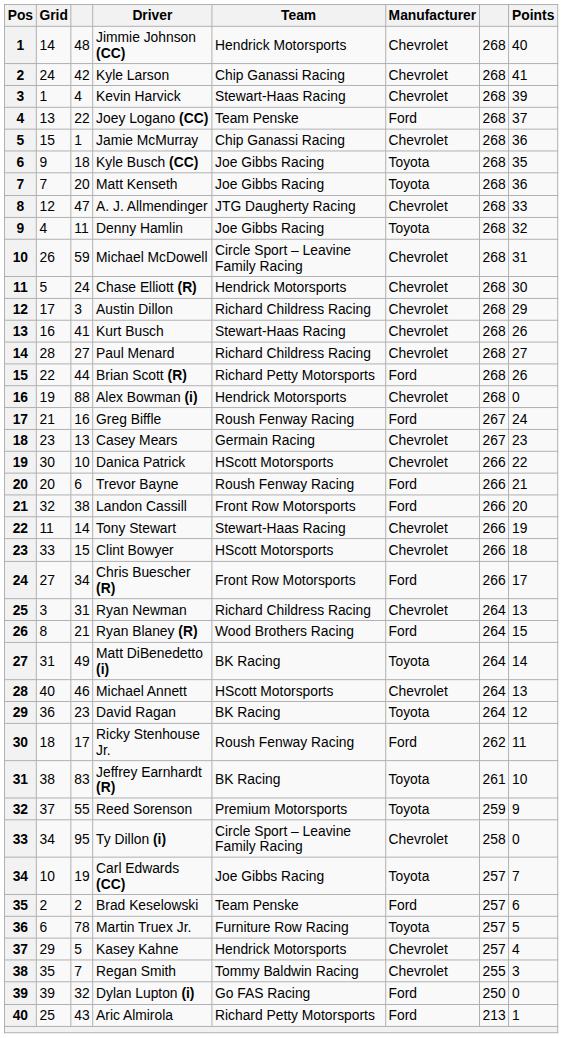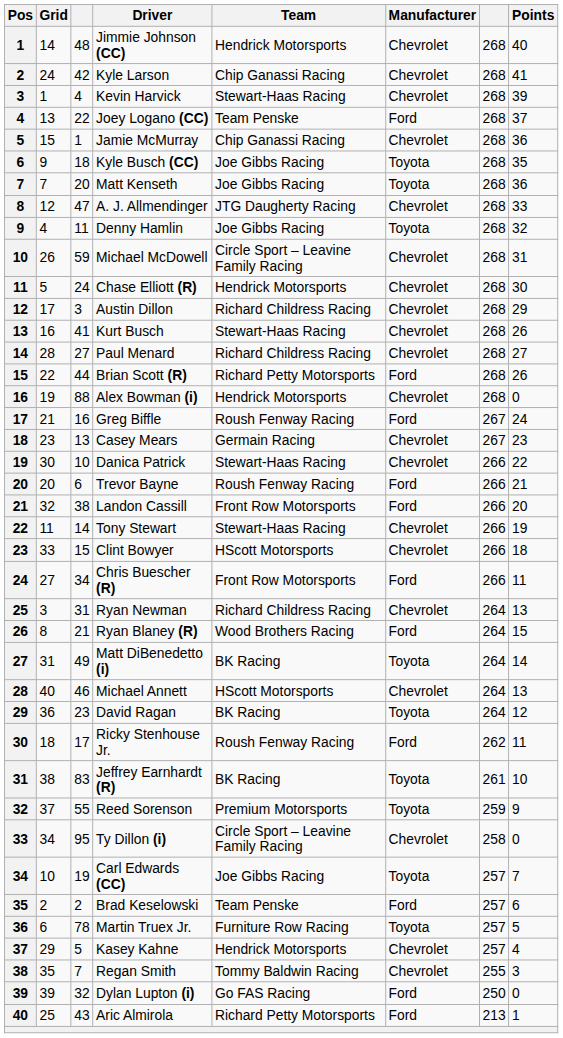(274, 463) HScott Motorsports -> (280, 463) Stewart-Haas Racing
(520, 580) 17 -> (519, 580) 11
